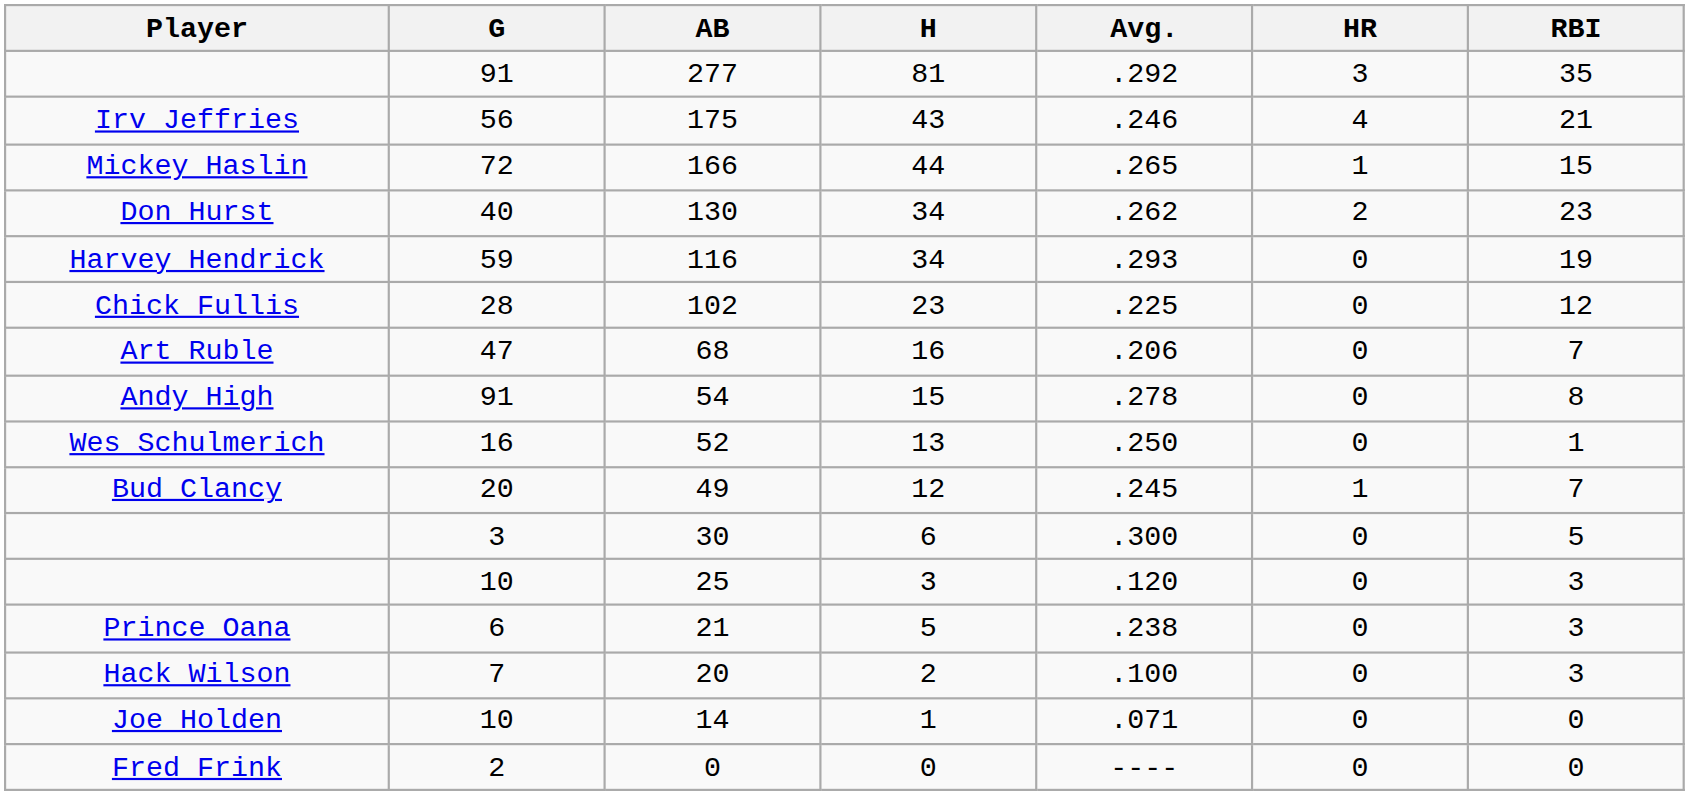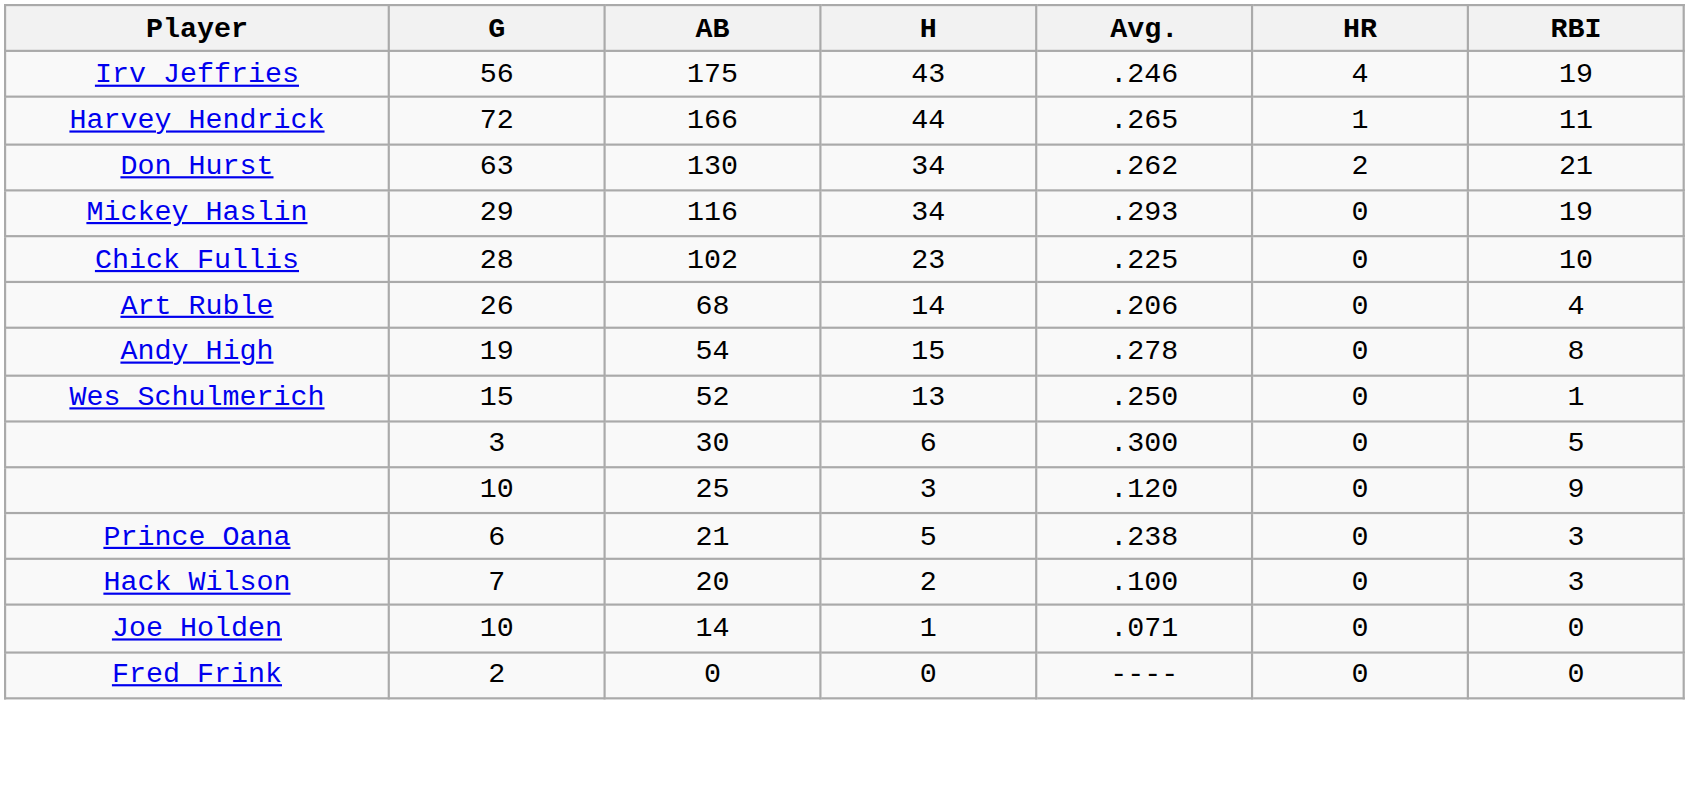- row: (713, 74)
(1576, 121) 21 -> (1576, 74) 19
(197, 167) Mickey Haslin -> (197, 121) Harvey Hendrick
(1576, 167) 15 -> (1576, 121) 11
(497, 213) 40 -> (497, 167) 63
(1576, 213) 23 -> (1576, 167) 21
(197, 259) Harvey Hendrick -> (197, 213) Mickey Haslin
(497, 259) 59 -> (497, 213) 29
(1576, 305) 12 -> (1576, 259) 10
(497, 352) 47 -> (497, 305) 26
(928, 352) 16 -> (928, 305) 14
(1576, 352) 7 -> (1576, 305) 4
(497, 398) 91 -> (497, 352) 19
(497, 444) 16 -> (497, 398) 15
- row: (713, 490)
(1576, 582) 3 -> (1576, 490) 9
